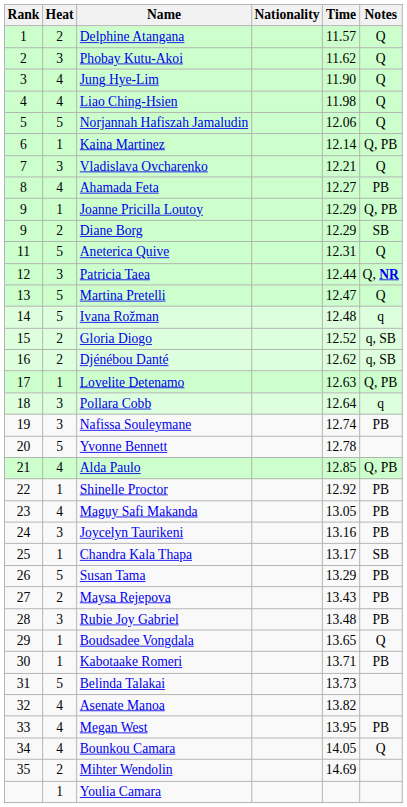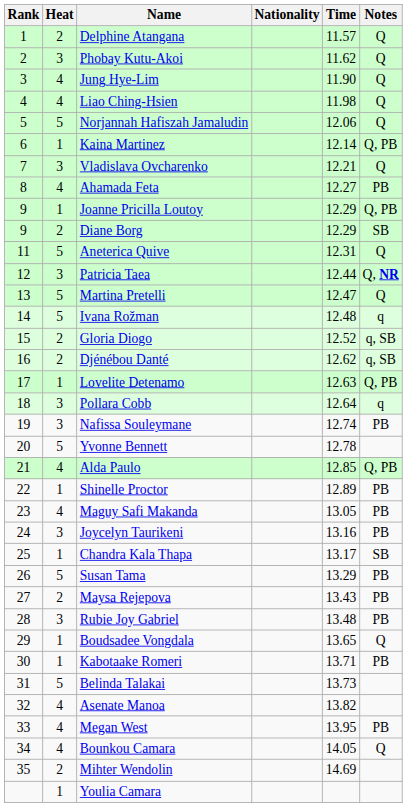(341, 489) 12.92 -> (341, 489) 12.89
